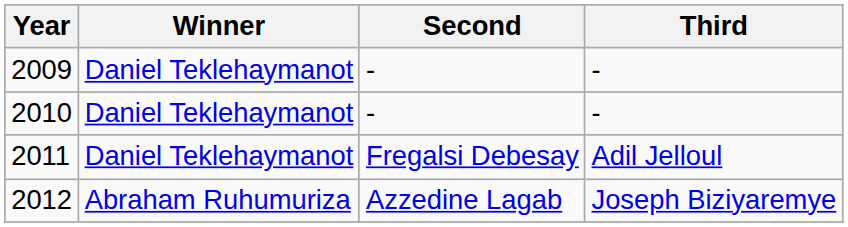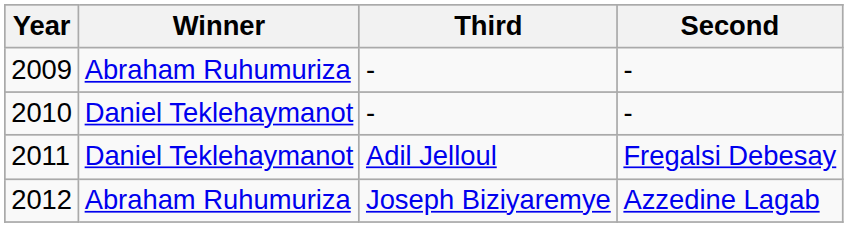columns swapped: (472, 26) <-> (714, 26)
(219, 69) Daniel Teklehaymanot -> (218, 69) Abraham Ruhumuriza
